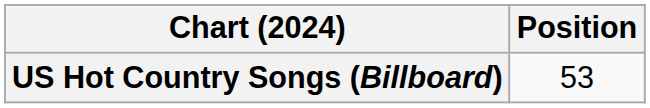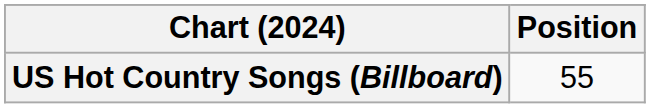(577, 77) 53 -> (577, 77) 55
